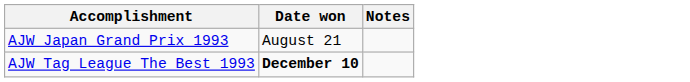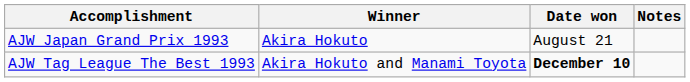+ column: (394, 17)
